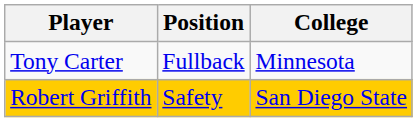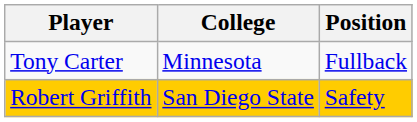columns swapped: (203, 23) <-> (331, 23)
